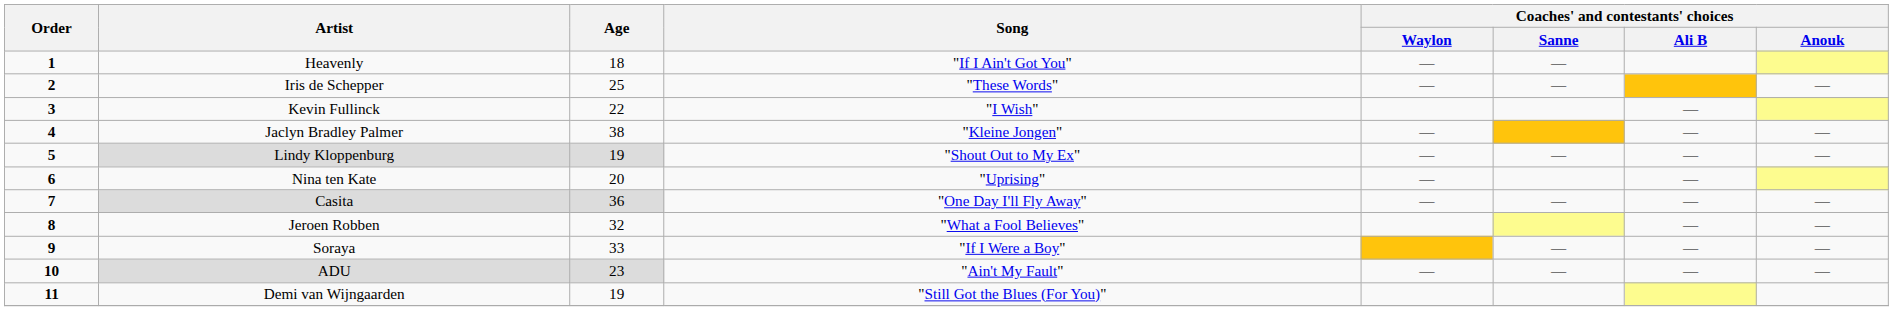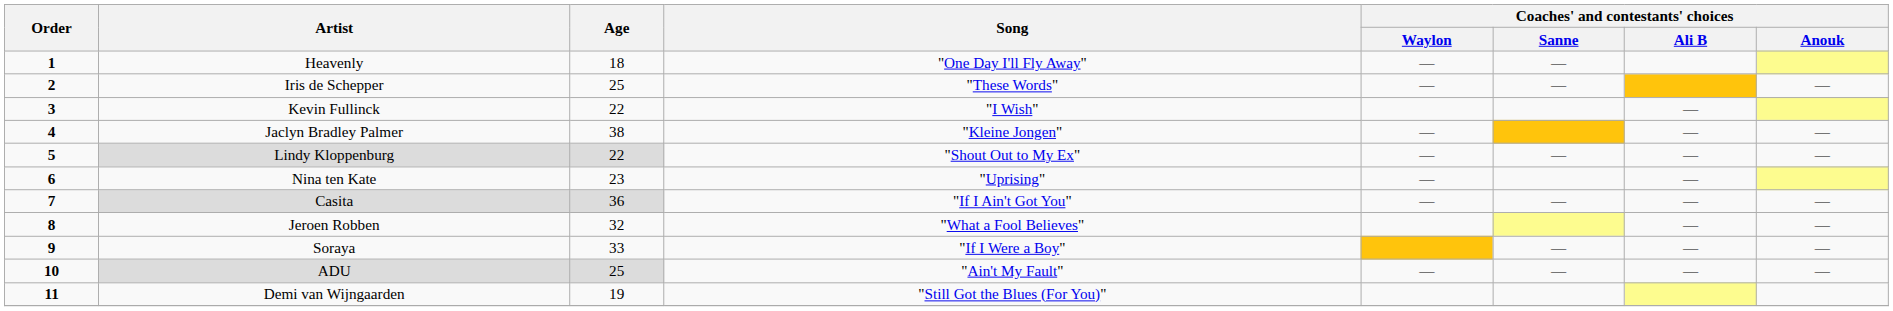(1012, 62) "If I Ain't Got You" -> (1012, 62) "One Day I'll Fly Away"
(617, 155) 19 -> (617, 155) 22
(617, 178) 20 -> (617, 178) 23
(1012, 201) "One Day I'll Fly Away" -> (1012, 201) "If I Ain't Got You"
(617, 271) 23 -> (617, 271) 25
